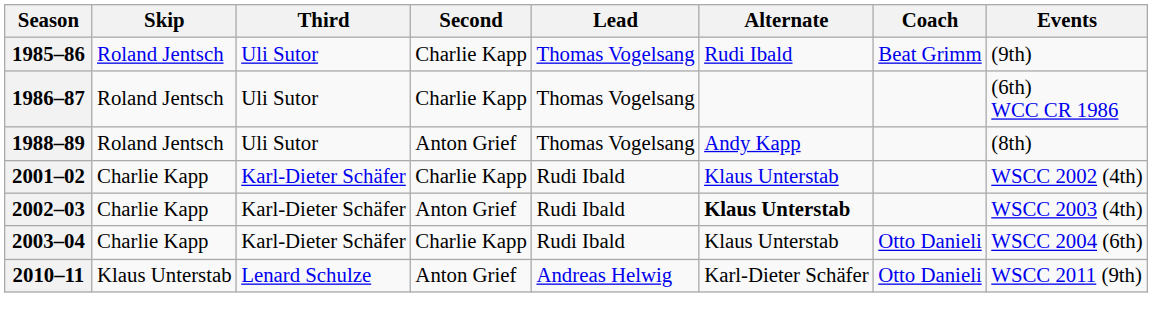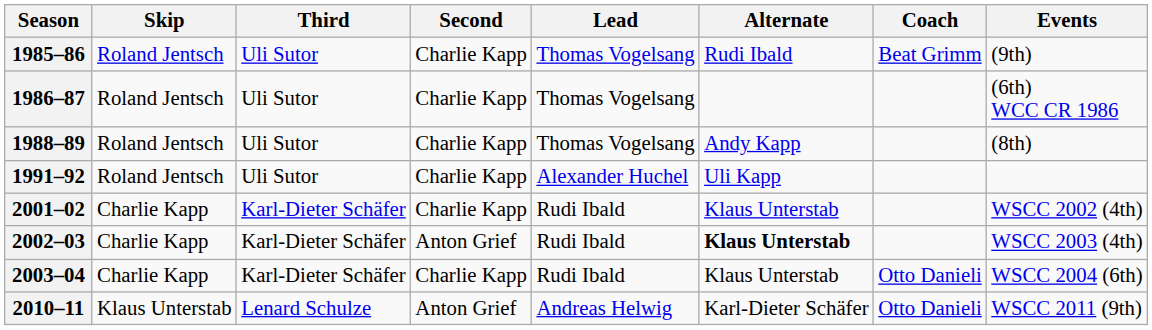(466, 143) Anton Grief -> (471, 143) Charlie Kapp
+ row: (48, 176)
